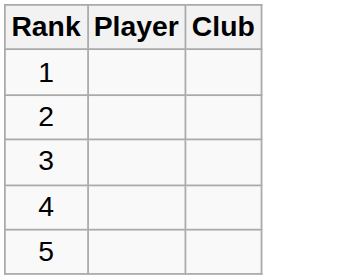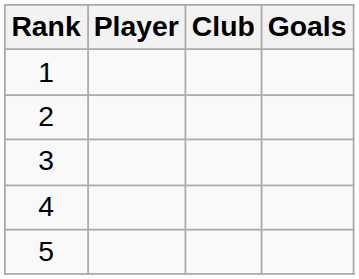+ column: (307, 26)
